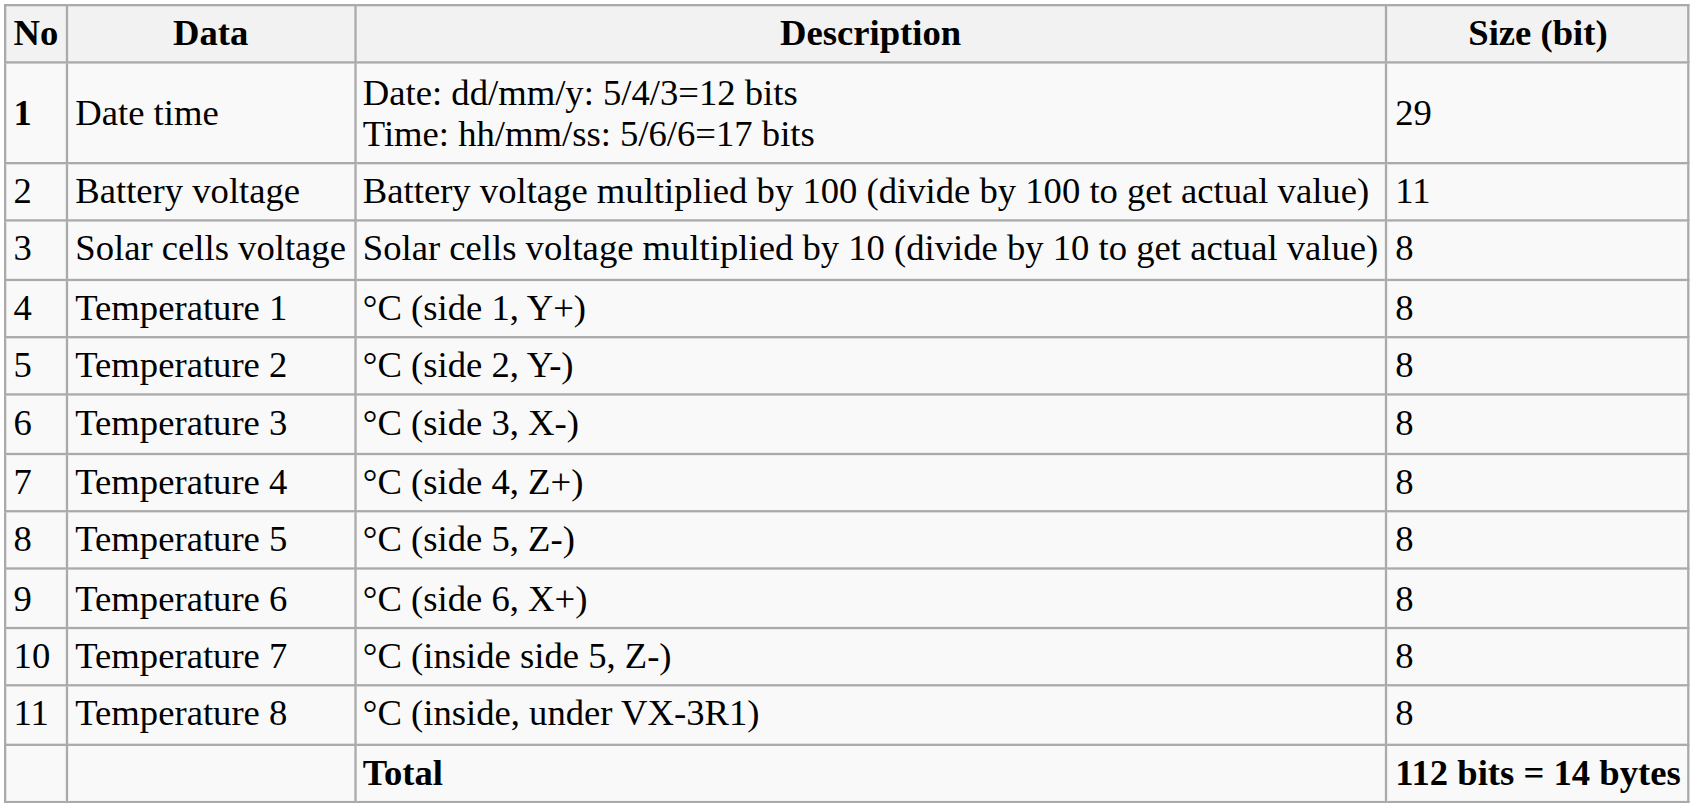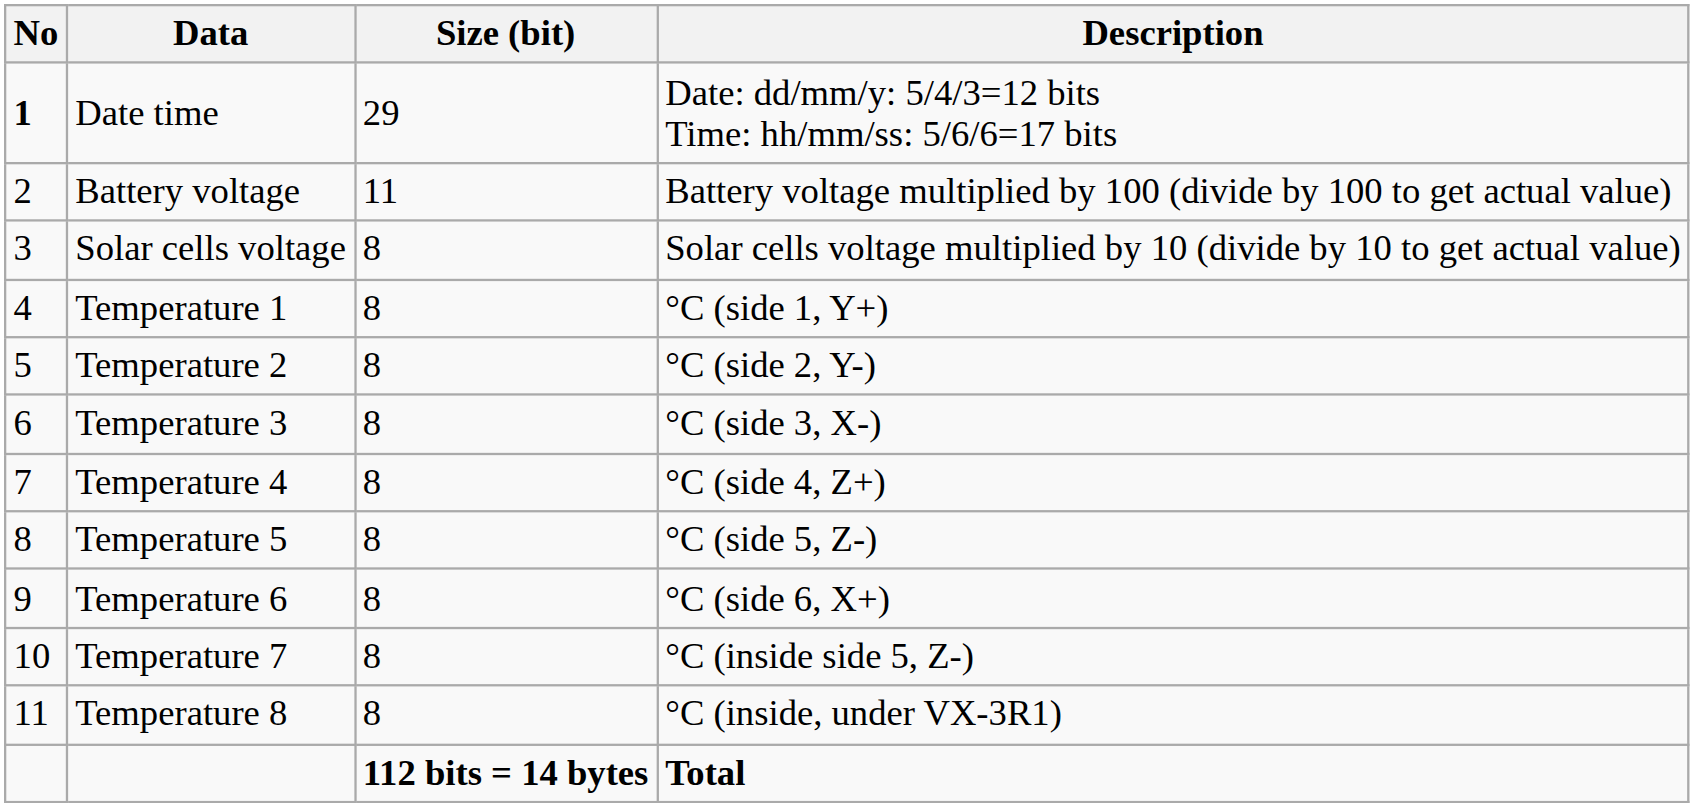columns swapped: (871, 33) <-> (1538, 33)
